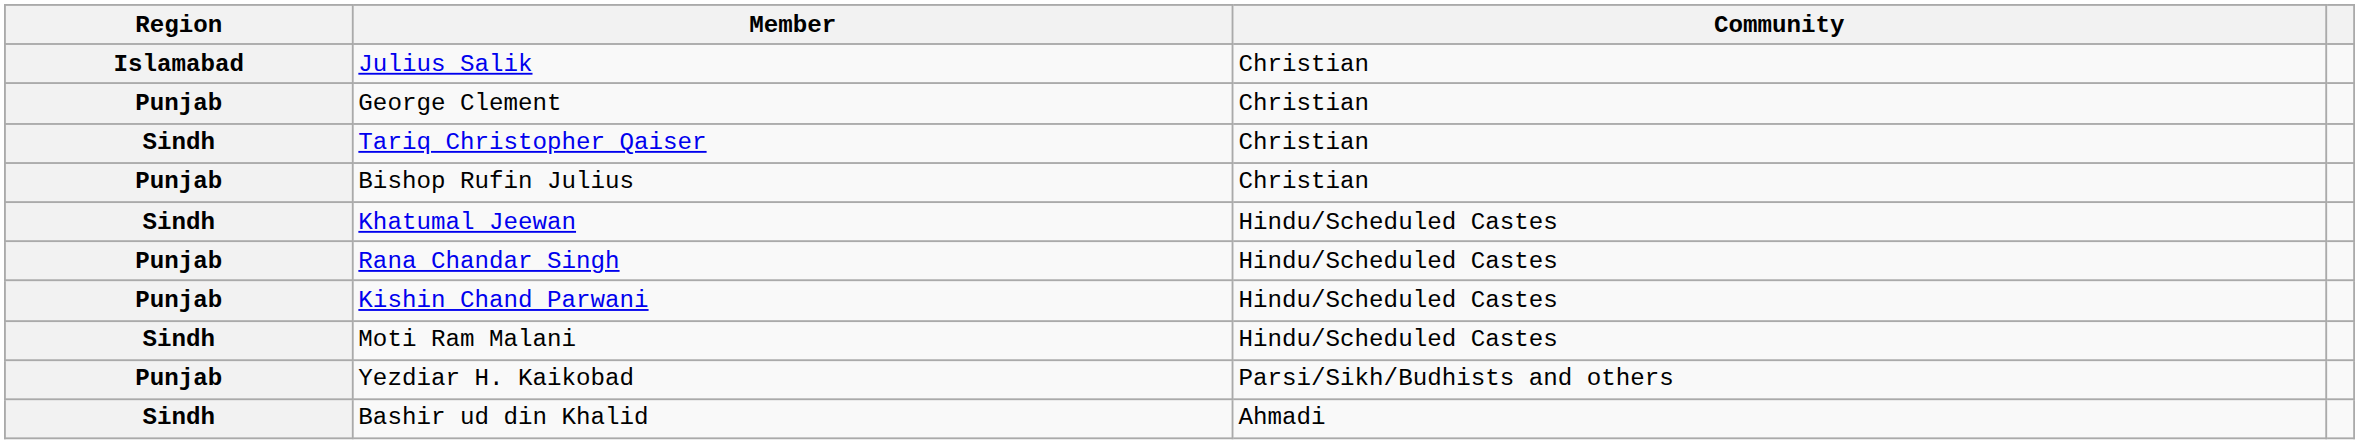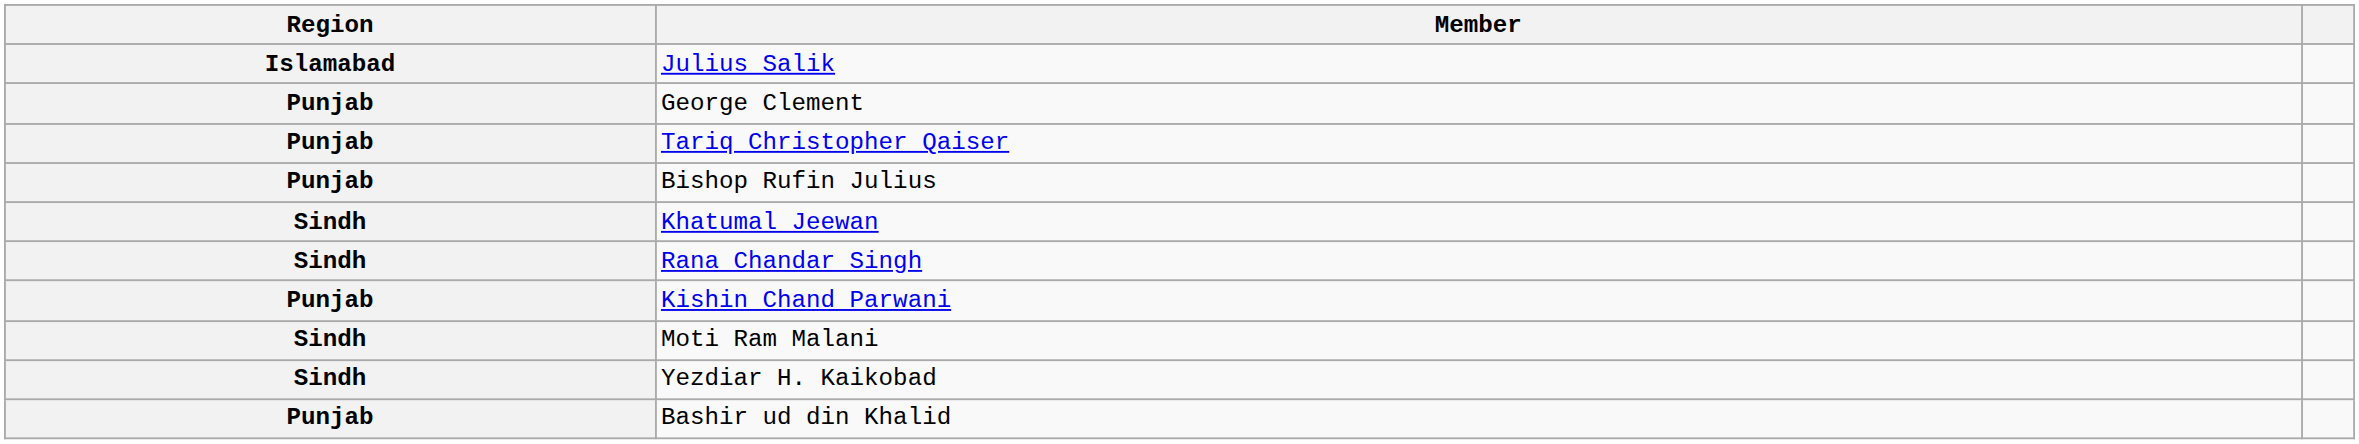- column: (1779, 25)
(179, 143) Sindh -> (330, 143) Punjab
(179, 261) Punjab -> (330, 261) Sindh
(179, 379) Punjab -> (330, 379) Sindh
(179, 419) Sindh -> (330, 419) Punjab
